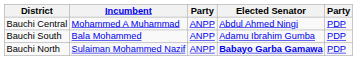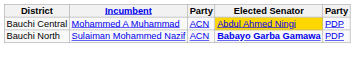(202, 23) ANPP -> (199, 23) ACN
(259, 23) no background -> (257, 23) gold background
- row: (34, 36)
(202, 49) ANPP -> (199, 36) ACN
